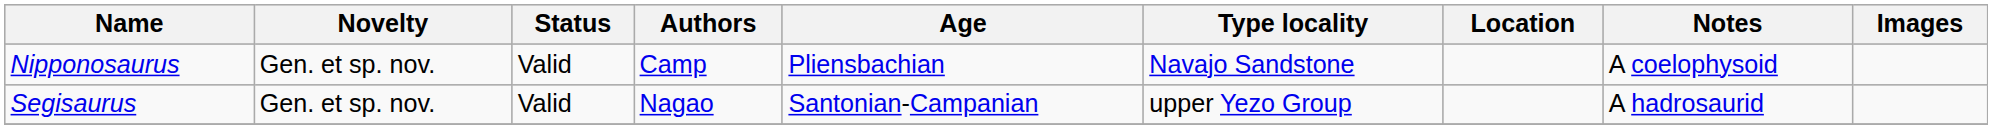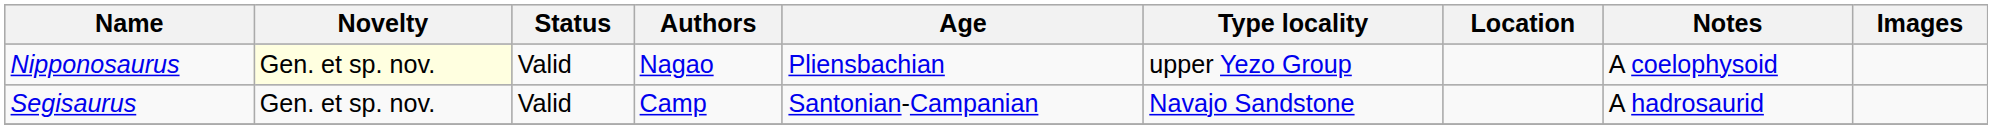(347, 64) no background -> (347, 64) lightyellow background
(673, 64) Camp -> (677, 64) Nagao
(1252, 64) Navajo Sandstone -> (1251, 64) upper Yezo Group
(677, 104) Nagao -> (673, 104) Camp
(1251, 104) upper Yezo Group -> (1252, 104) Navajo Sandstone
